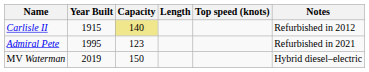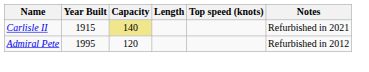(315, 28) Refurbished in 2012 -> (309, 28) Refurbished in 2021
(137, 43) 123 -> (130, 43) 120
(315, 43) Refurbished in 2021 -> (309, 43) Refurbished in 2012
- row: (36, 59)
